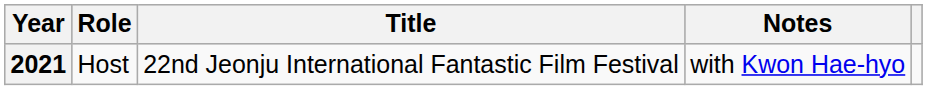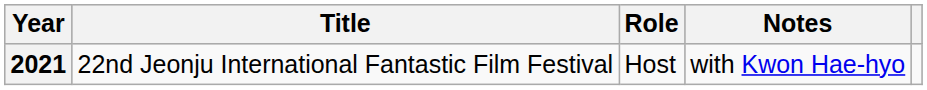columns swapped: (411, 24) <-> (105, 24)
